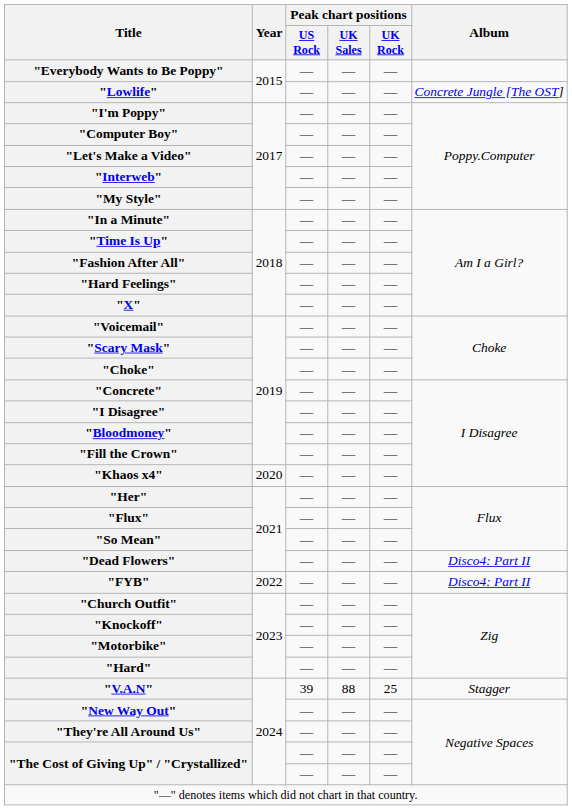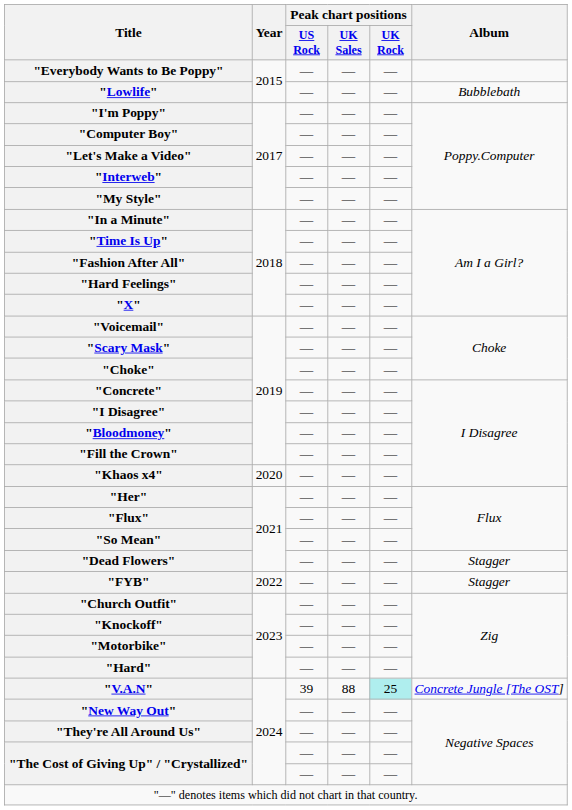(489, 92) Concrete Jungle [The OST] -> (489, 92) Bubblebath
(489, 560) Disco4: Part II -> (489, 560) Stagger
(489, 582) Disco4: Part II -> (489, 582) Stagger
(390, 688) no background -> (390, 688) paleturquoise background
(489, 688) Stagger -> (489, 688) Concrete Jungle [The OST]
